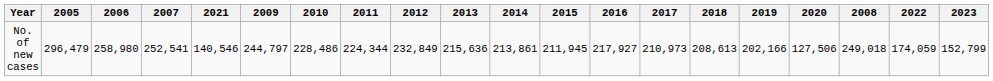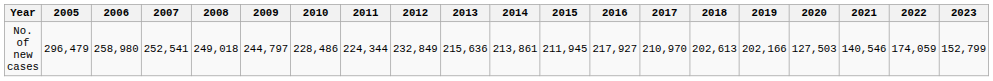columns swapped: (864, 13) <-> (216, 13)
(665, 49) 210,973 -> (665, 49) 210,970
(714, 49) 208,613 -> (714, 49) 202,613
(814, 49) 127,506 -> (814, 49) 127,503
